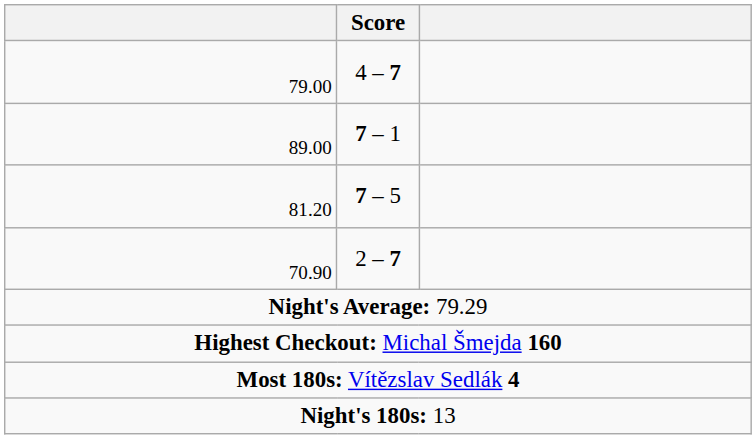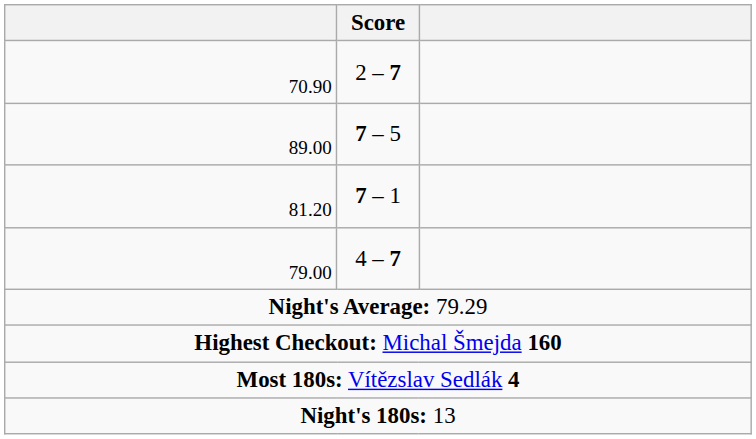rows swapped: (310, 272) <-> (310, 86)
(378, 133) 7 – 1 -> (378, 133) 7 – 5
(378, 195) 7 – 5 -> (378, 195) 7 – 1
